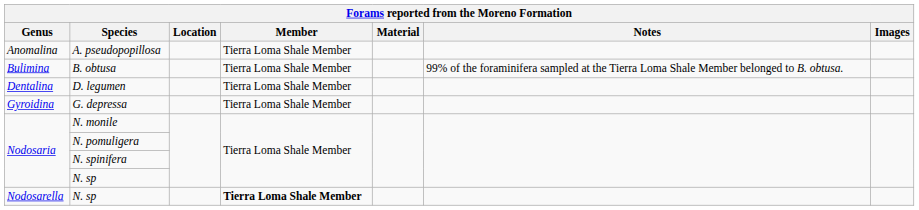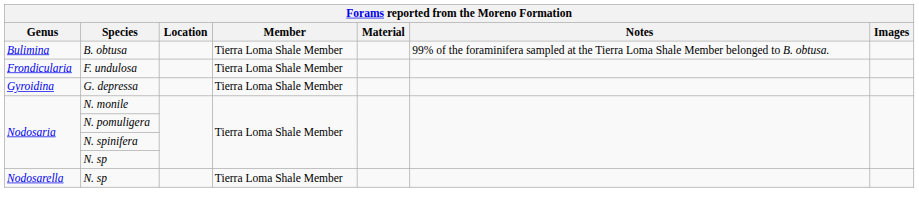- row: (32, 50)
- row: (30, 86)
+ row: (39, 68)
(292, 196) bold -> (279, 178) normal
